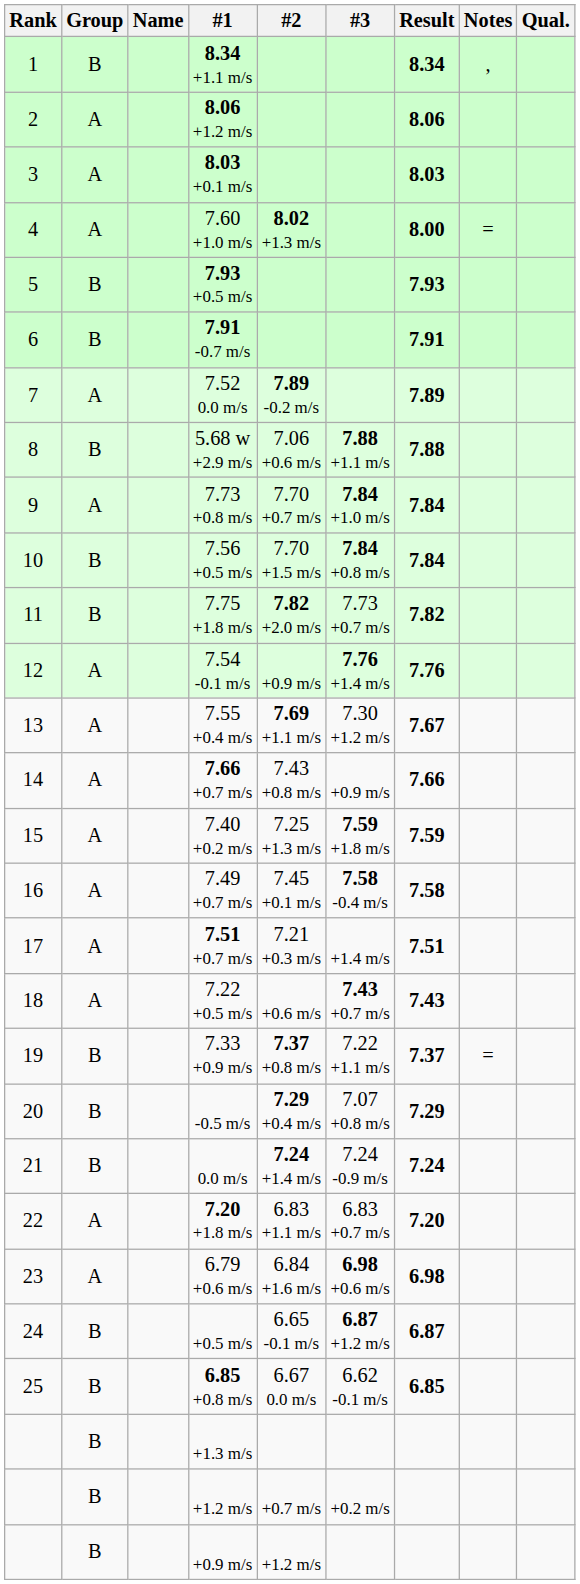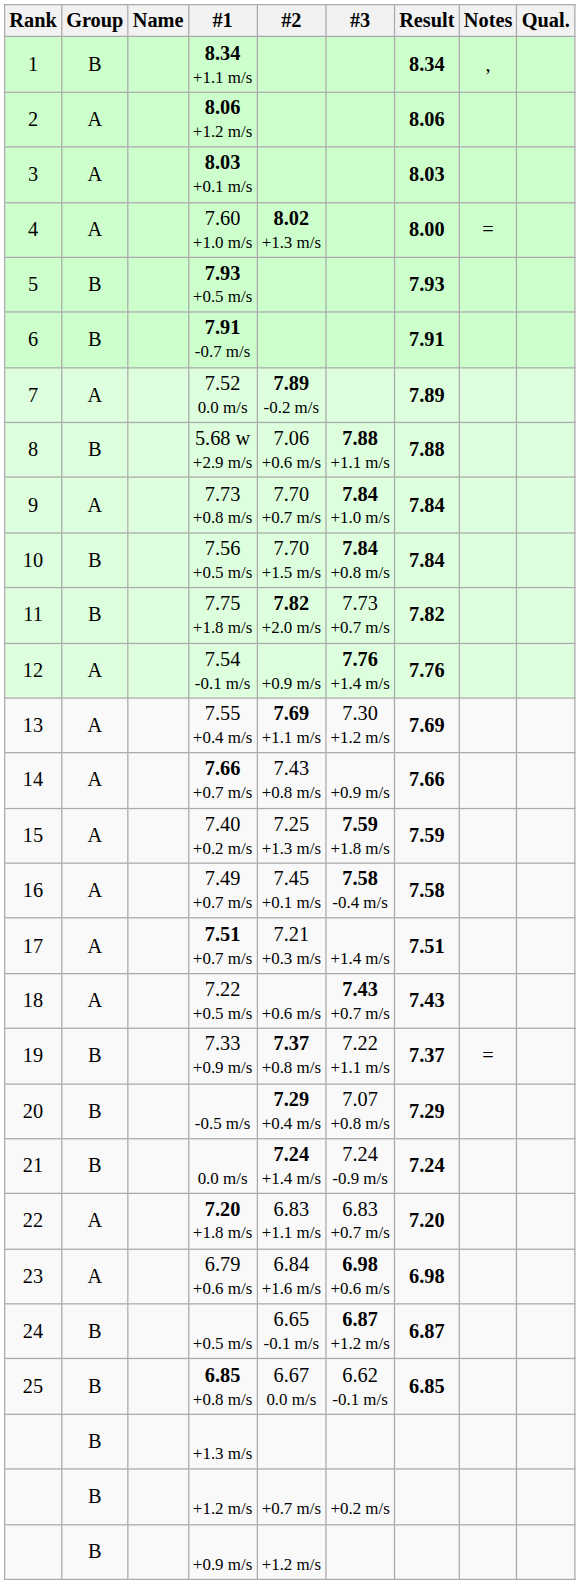(427, 725) 7.67 -> (427, 725) 7.69
